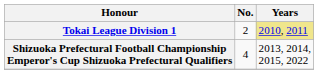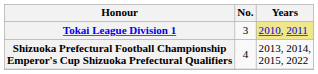(245, 30) 2 -> (245, 30) 3
